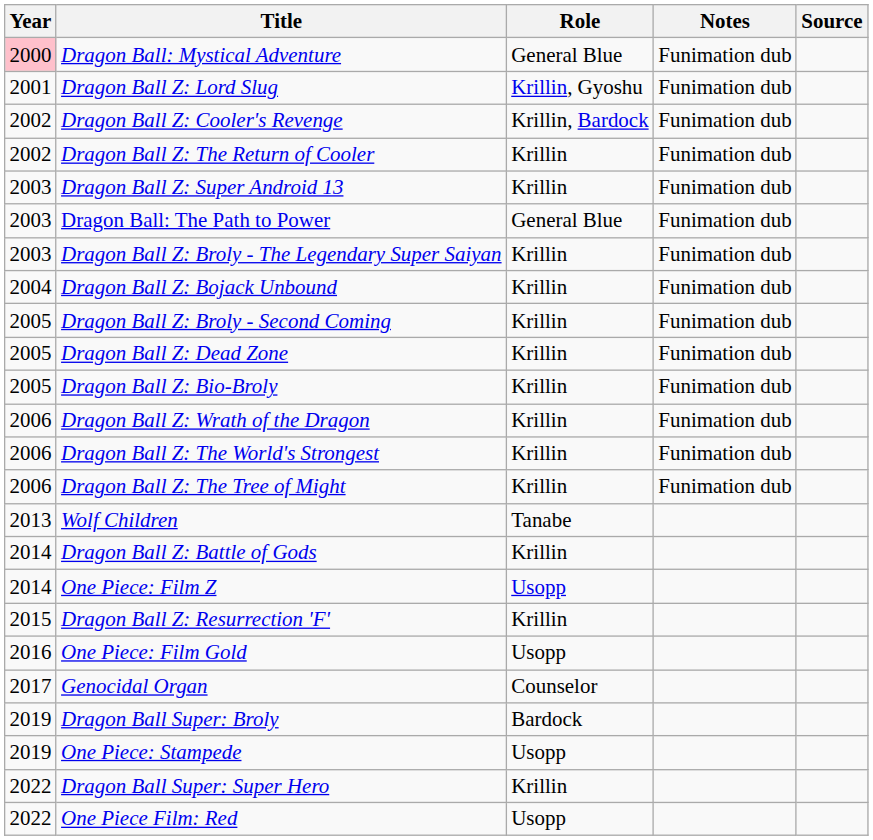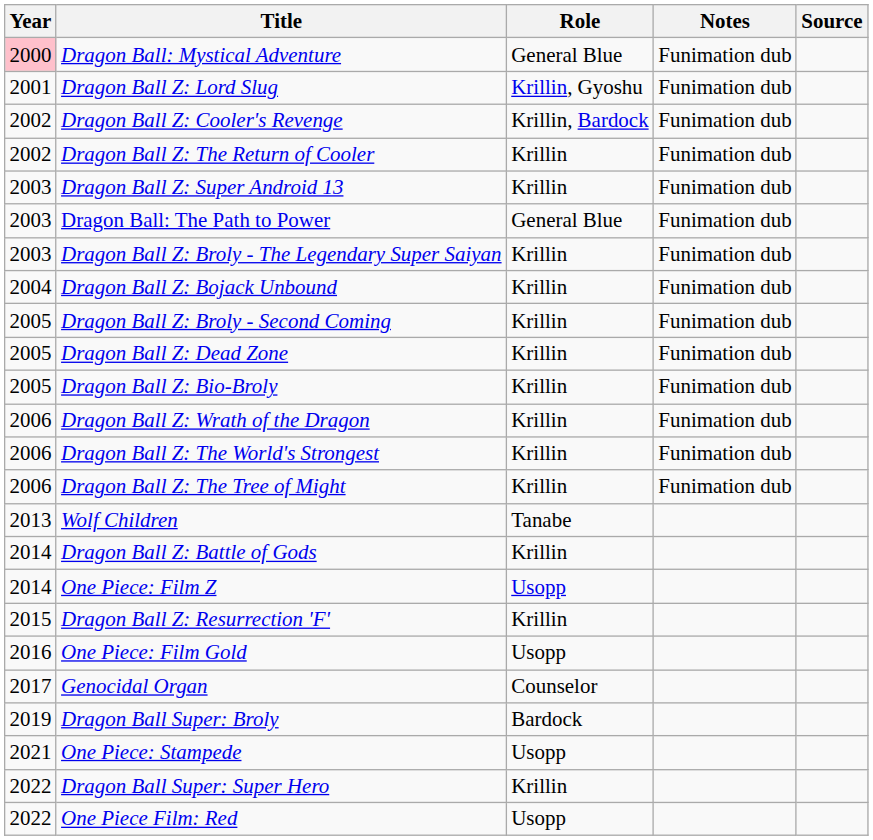(30, 752) 2019 -> (30, 752) 2021
